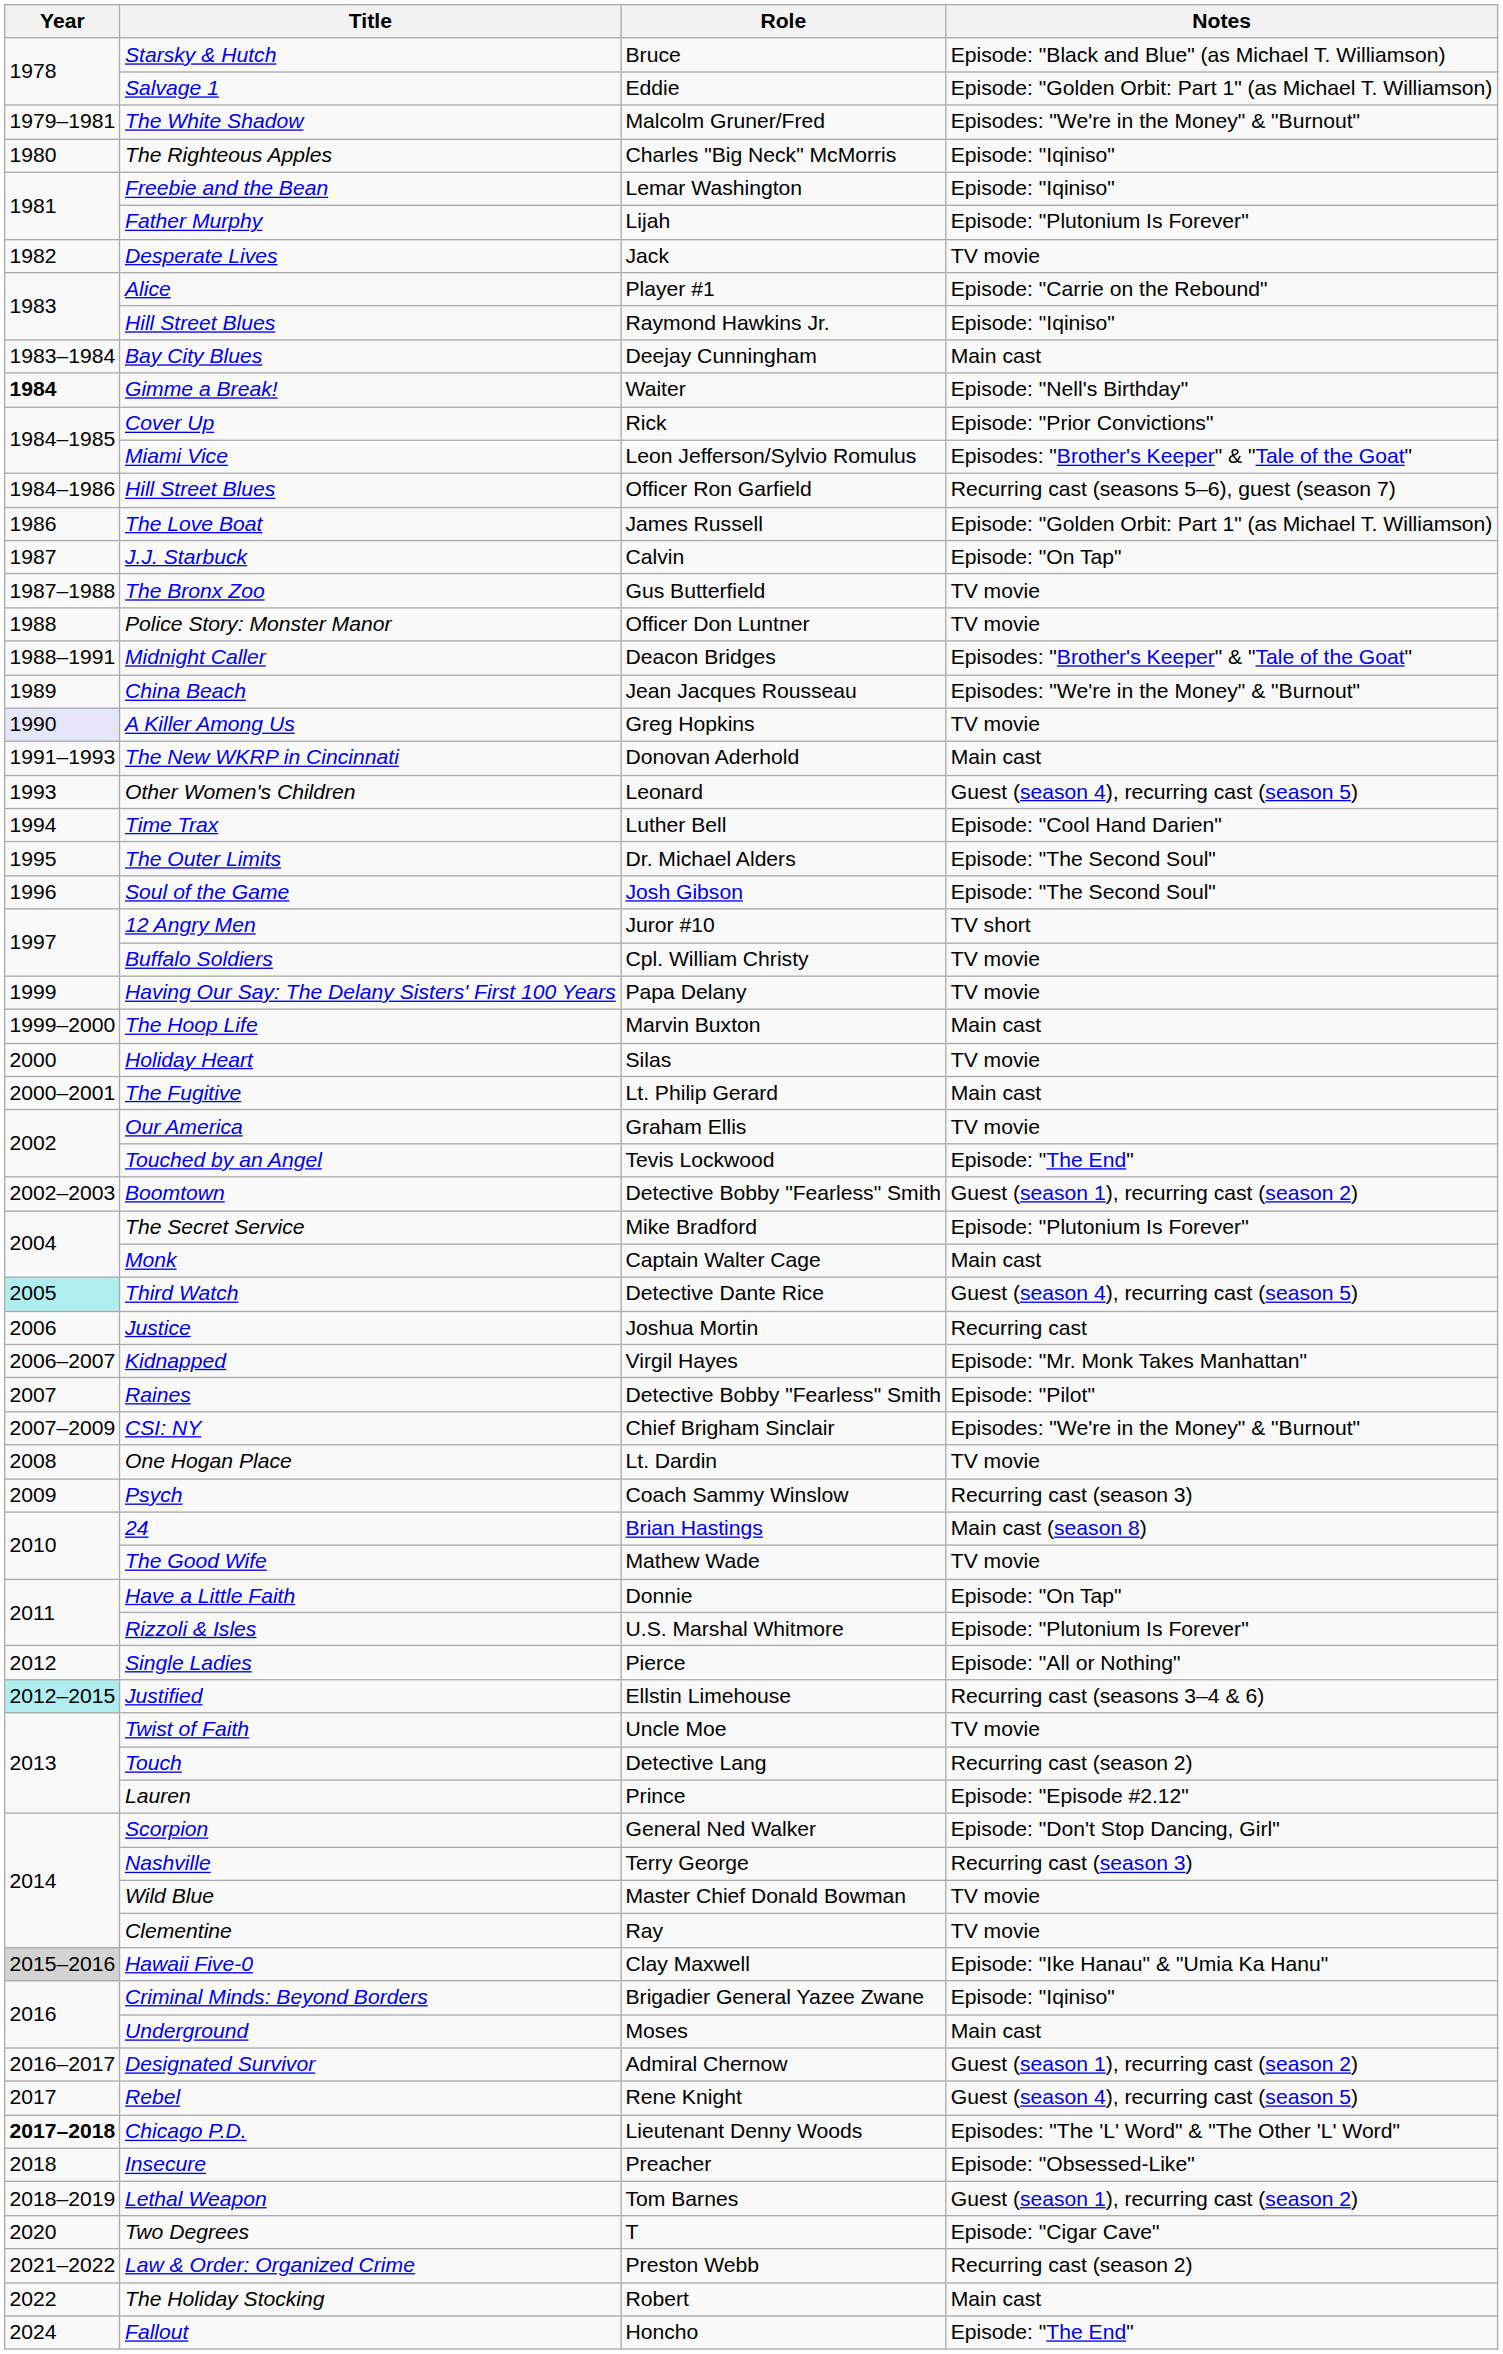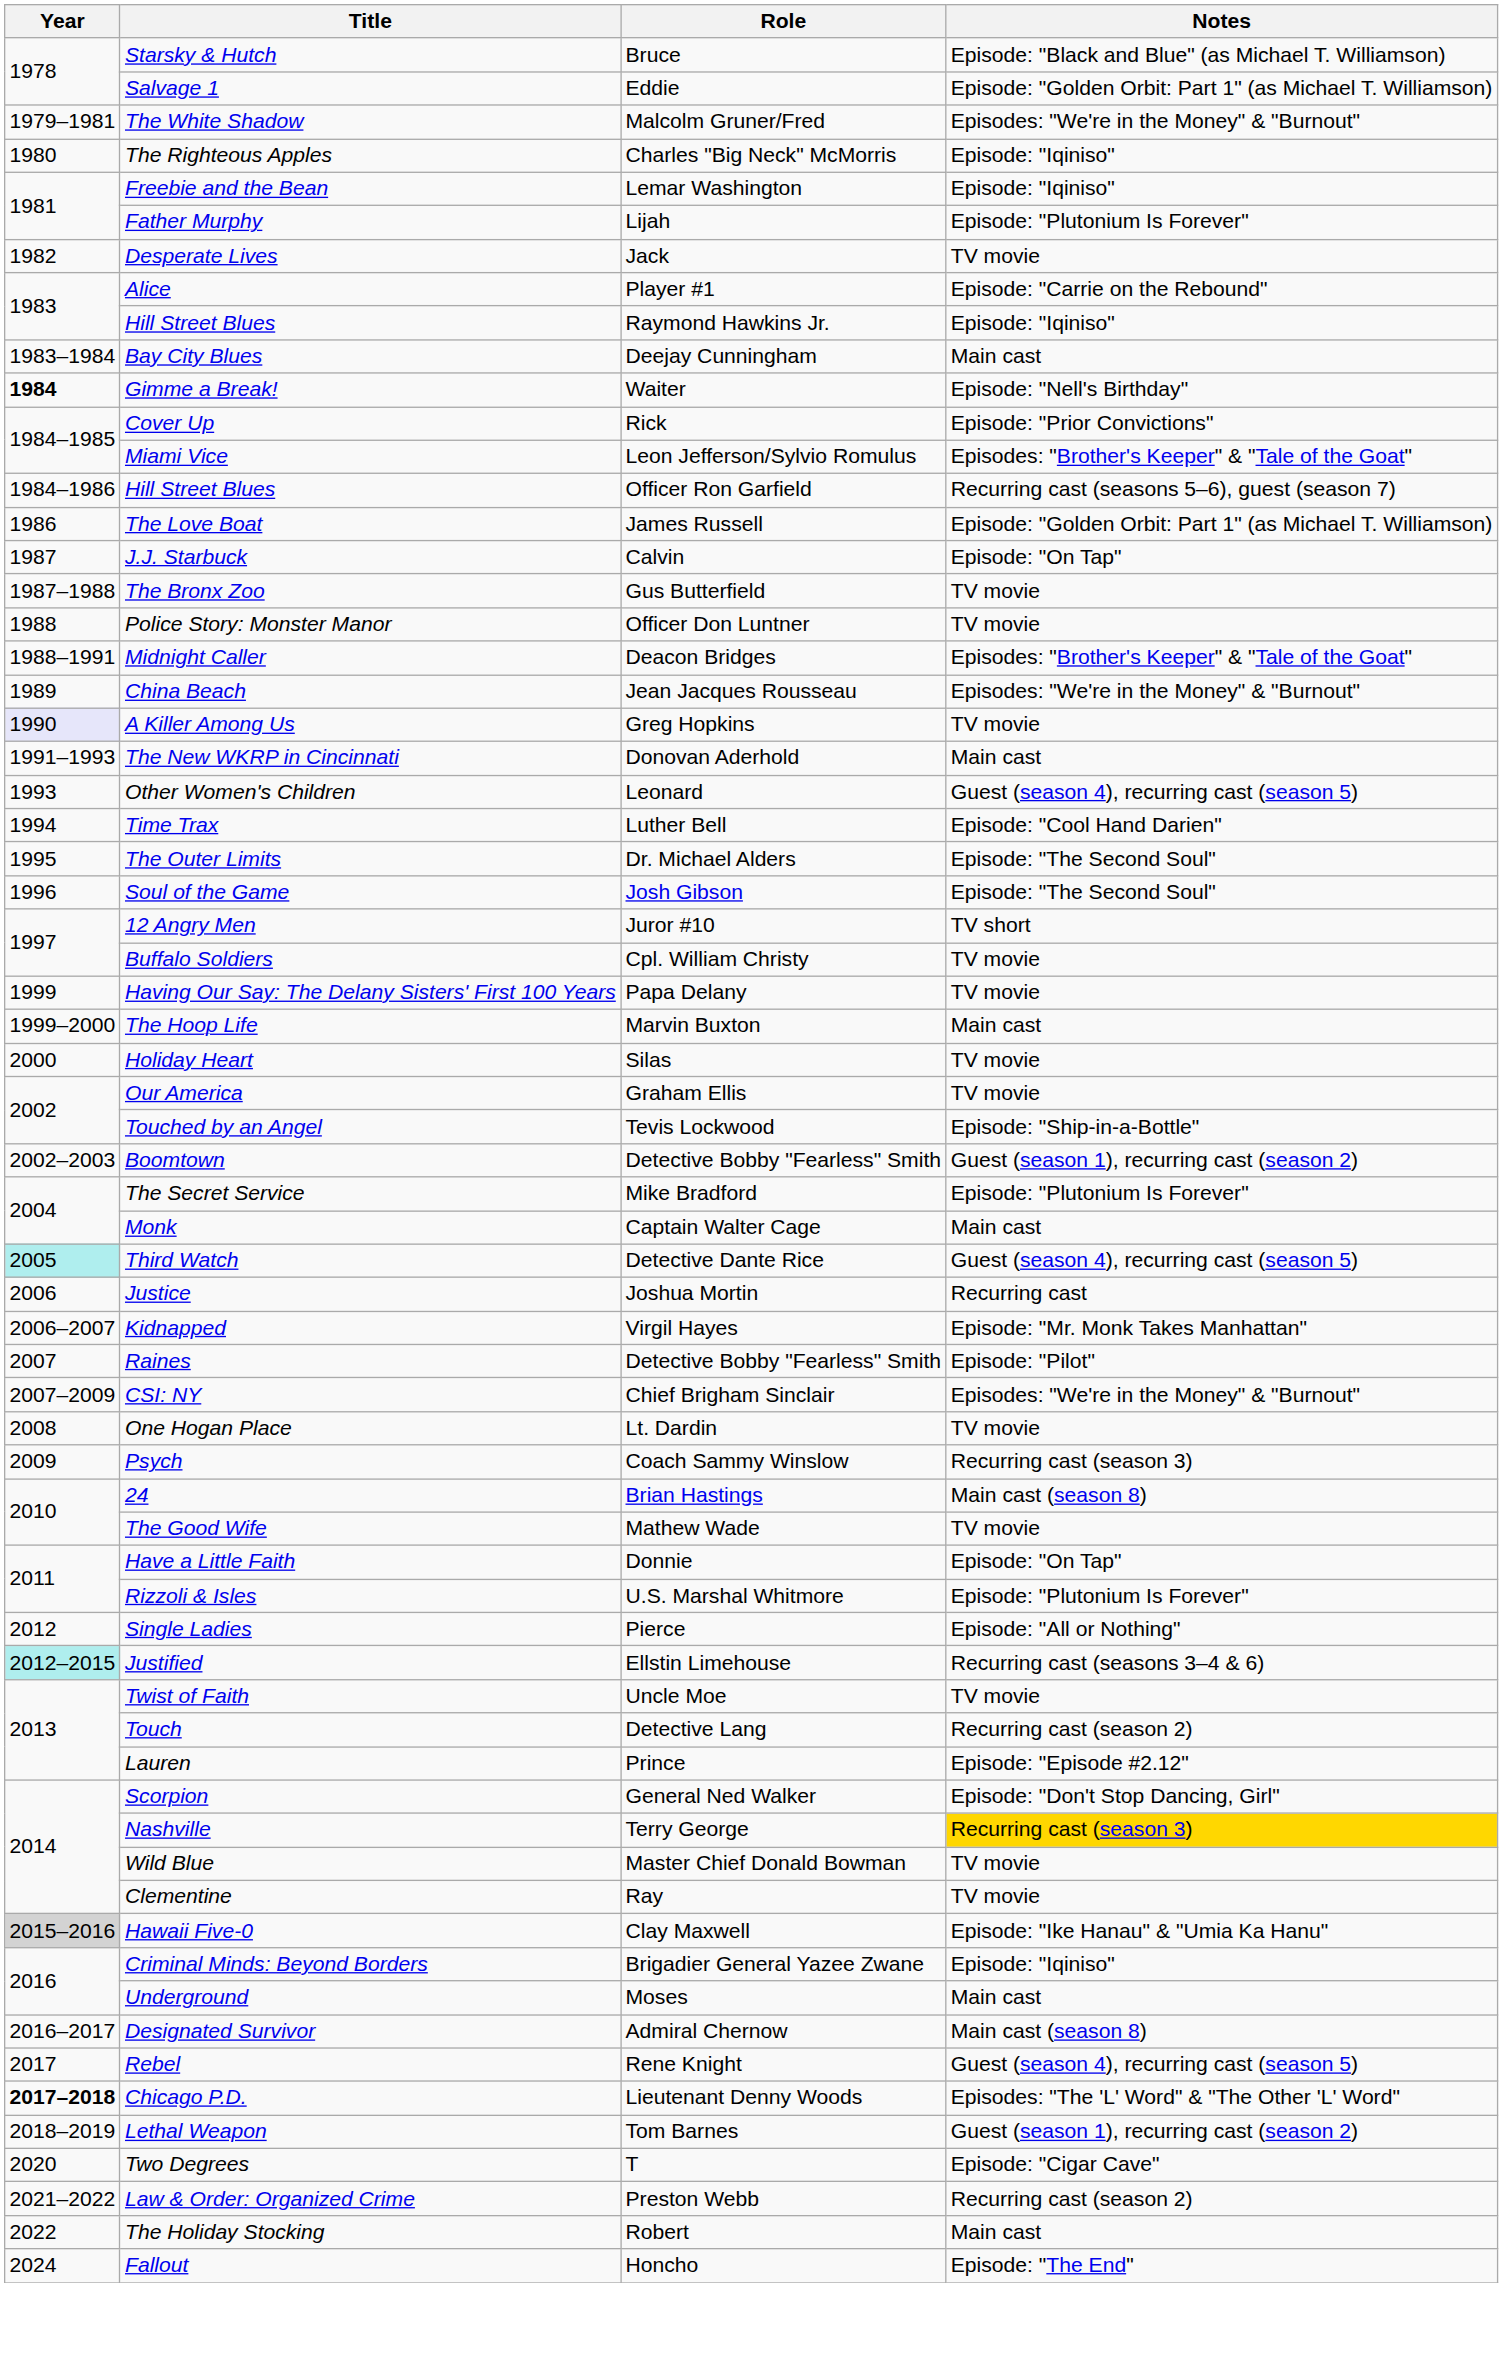- row: (183, 1093)
(1042, 1160) Episode: "The End" -> (1075, 1126) Episode: "Ship-in-a-Bottle"
(1072, 1863) no background -> (1072, 1829) gold background
(1154, 2064) Guest (season 1), recurring cast (season 2) -> (1049, 2030) Main cast (season 8)
- row: (165, 2164)
